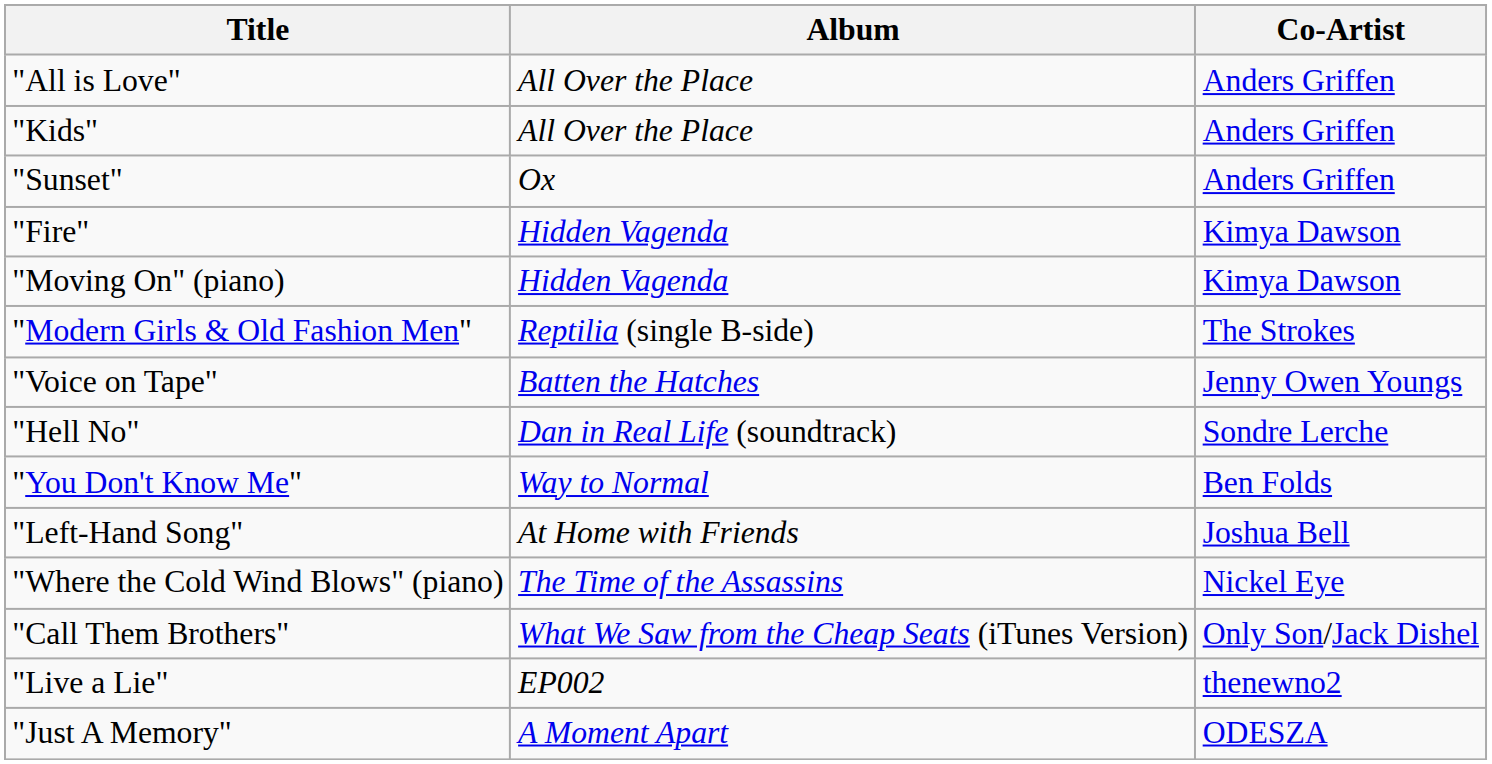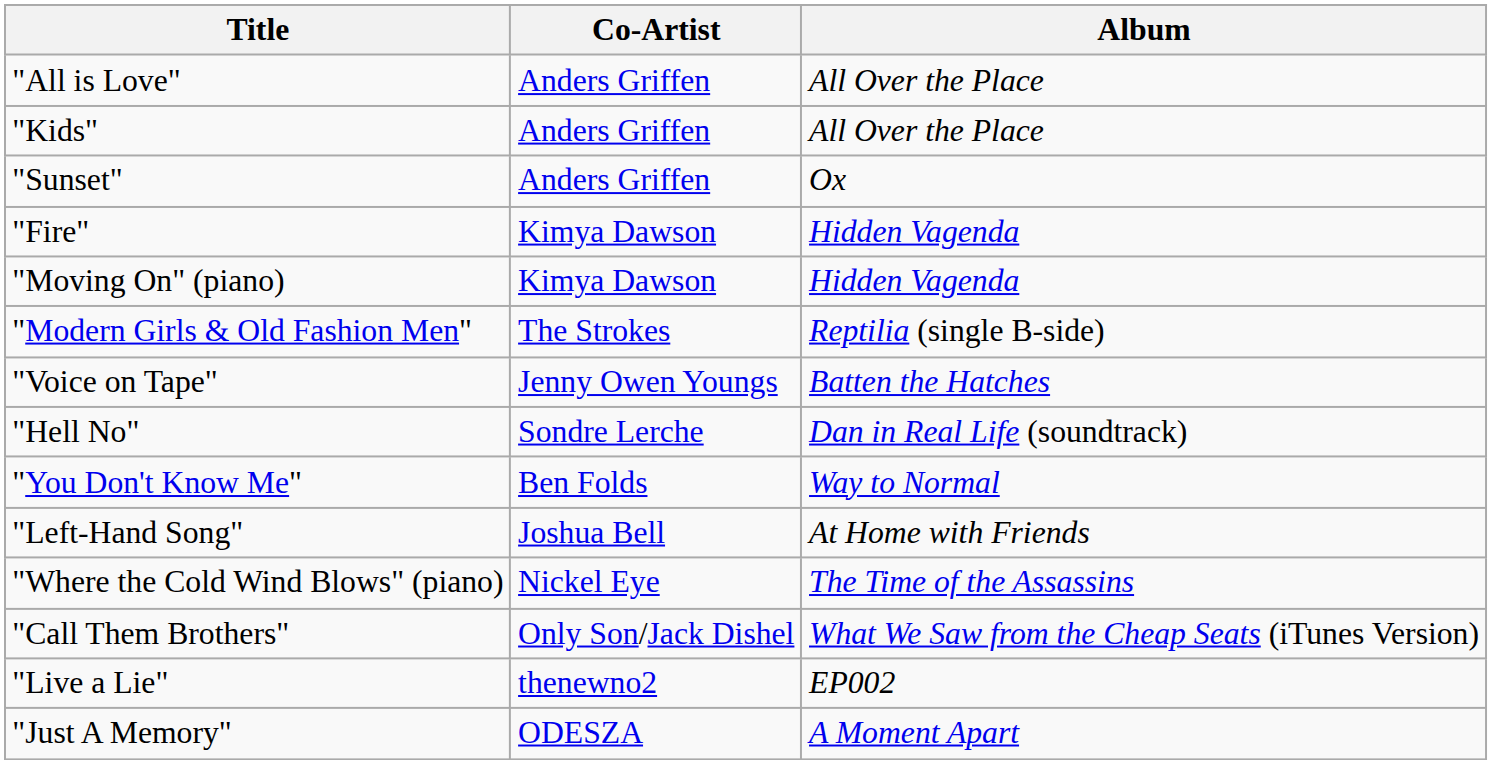columns swapped: (1341, 29) <-> (853, 29)
